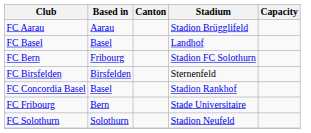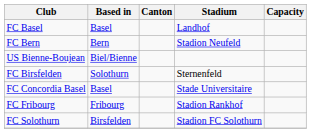- row: (25, 27)
(107, 58) Fribourg -> (100, 43) Bern
(213, 58) Stadion FC Solothurn -> (209, 43) Stadion Neufeld
+ row: (46, 58)
(111, 74) Birsfelden -> (109, 74) Solothurn
(204, 89) Stadion Rankhof -> (214, 89) Stade Universitaire
(100, 105) Bern -> (107, 105) Fribourg
(208, 105) Stade Universitaire -> (210, 105) Stadion Rankhof
(109, 120) Solothurn -> (111, 120) Birsfelden
(203, 120) Stadion Neufeld -> (219, 120) Stadion FC Solothurn
